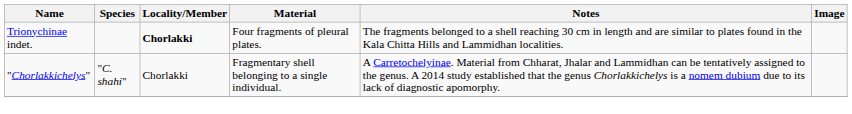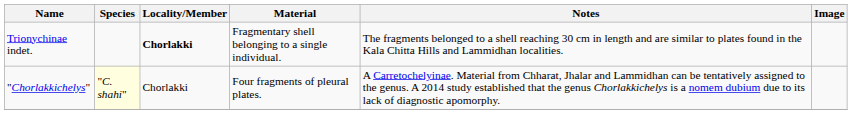(291, 37) Four fragments of pleural plates. -> (280, 44) Fragmentary shell belonging to a single individual.
(112, 75) no background -> (112, 87) lightyellow background
(280, 75) Fragmentary shell belonging to a single individual. -> (291, 87) Four fragments of pleural plates.
